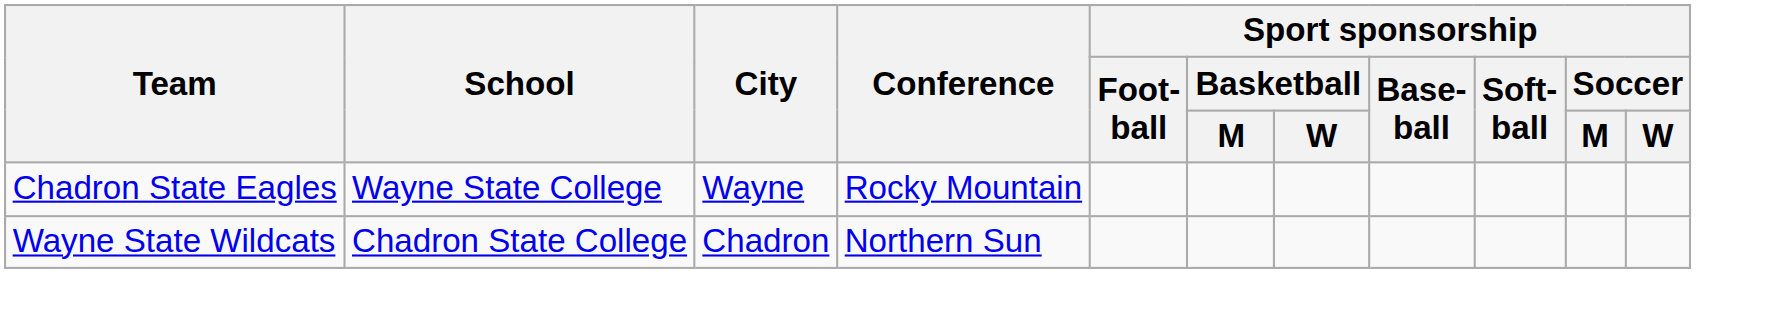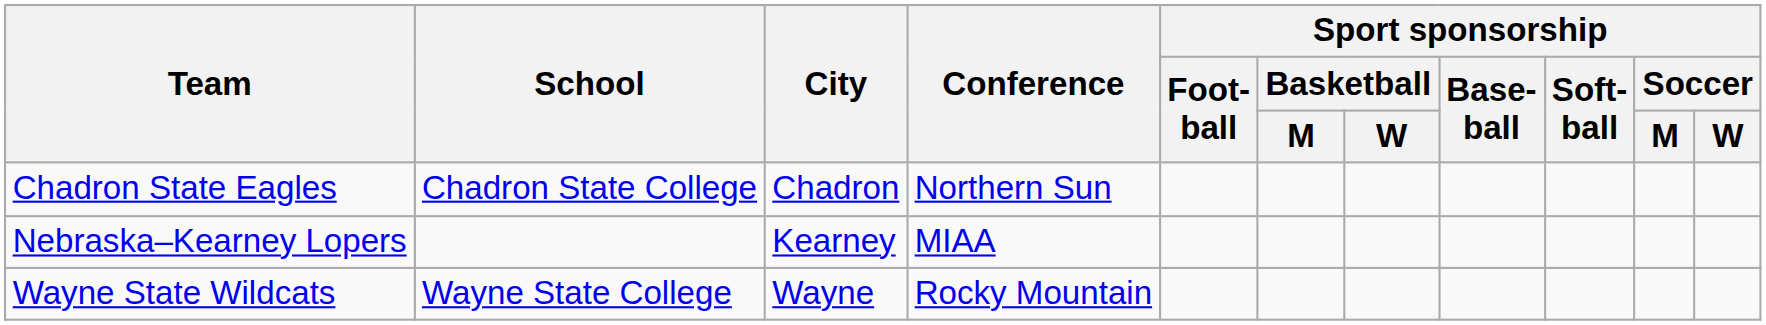(507, 188) Wayne State College -> (590, 188) Chadron State College
(753, 188) Wayne -> (836, 188) Chadron
(963, 188) Rocky Mountain -> (1013, 188) Northern Sun
+ row: (210, 240)
(520, 240) Chadron State College -> (577, 293) Wayne State College
(766, 240) Chadron -> (823, 293) Wayne
(943, 240) Northern Sun -> (1033, 293) Rocky Mountain
